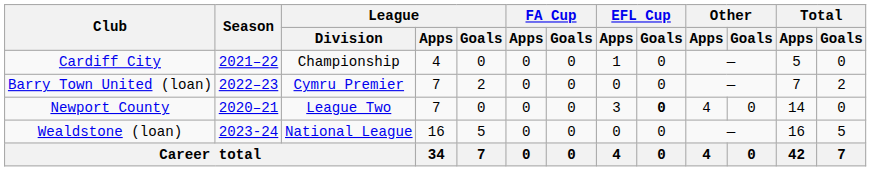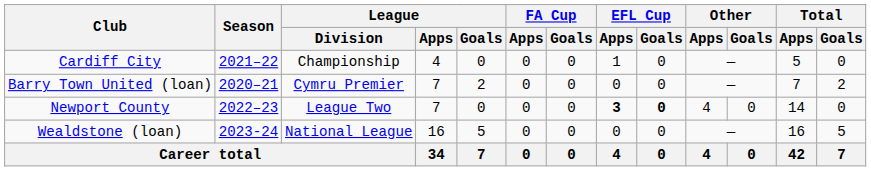(249, 85) 2022–23 -> (249, 85) 2020–21
(249, 108) 2020–21 -> (249, 108) 2022–23
(616, 108) normal -> (616, 108) bold
